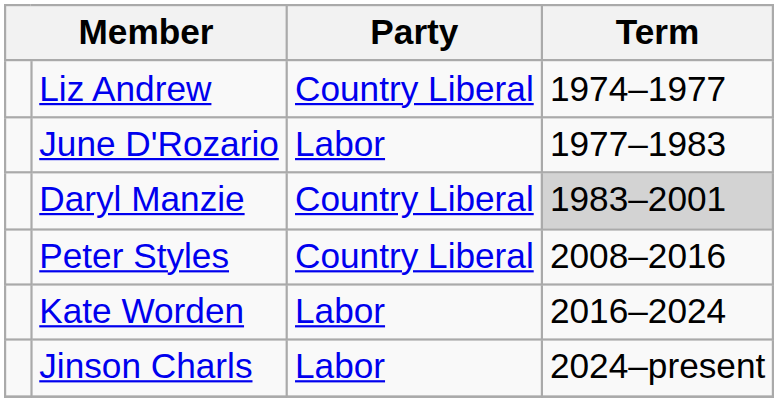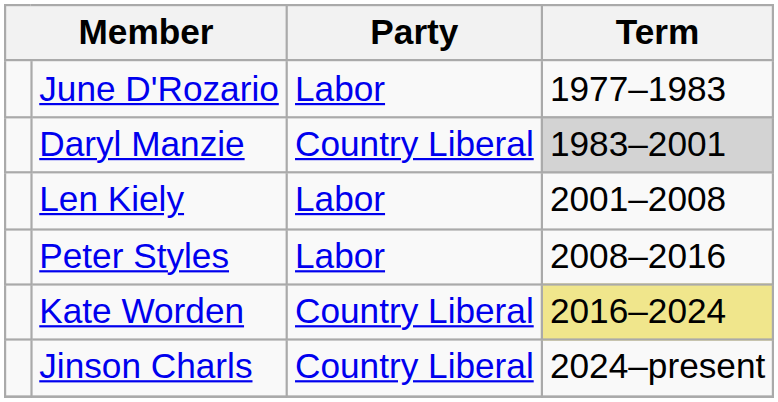- row: (125, 88)
+ row: (112, 199)
(414, 255) Country Liberal -> (340, 255) Labor
(340, 311) Labor -> (414, 311) Country Liberal
(638, 311) no background -> (638, 311) khaki background
(340, 367) Labor -> (414, 367) Country Liberal
